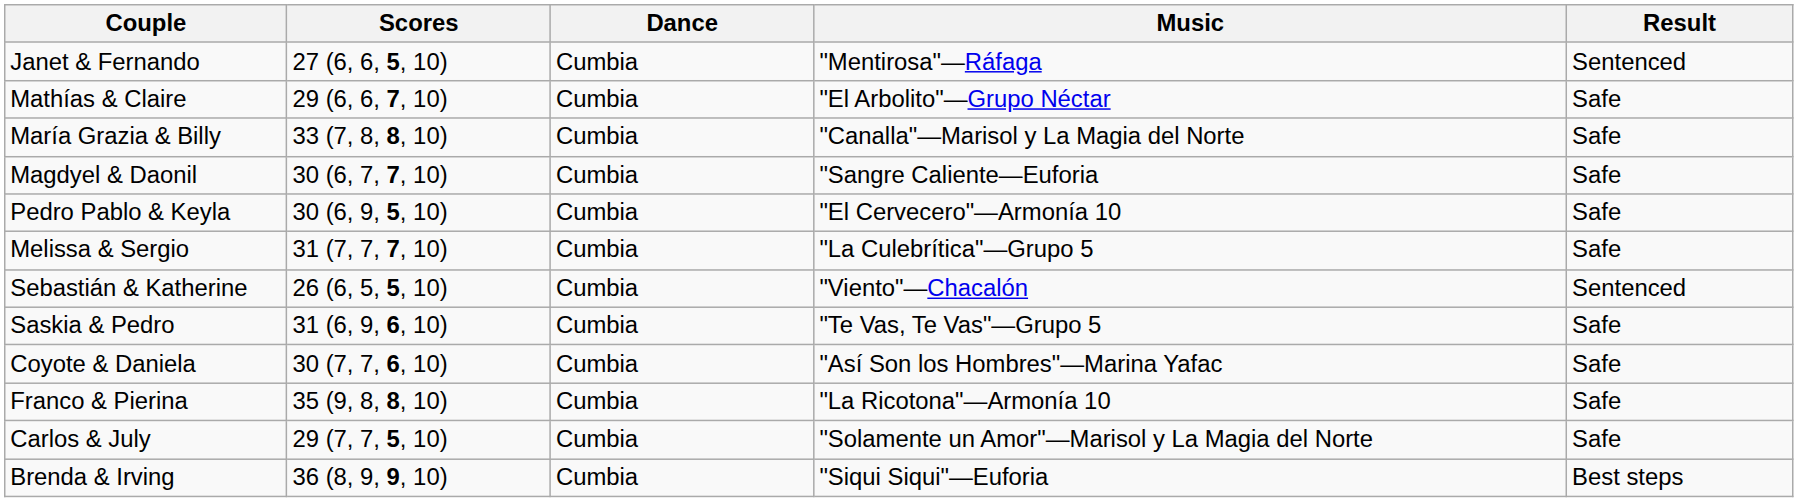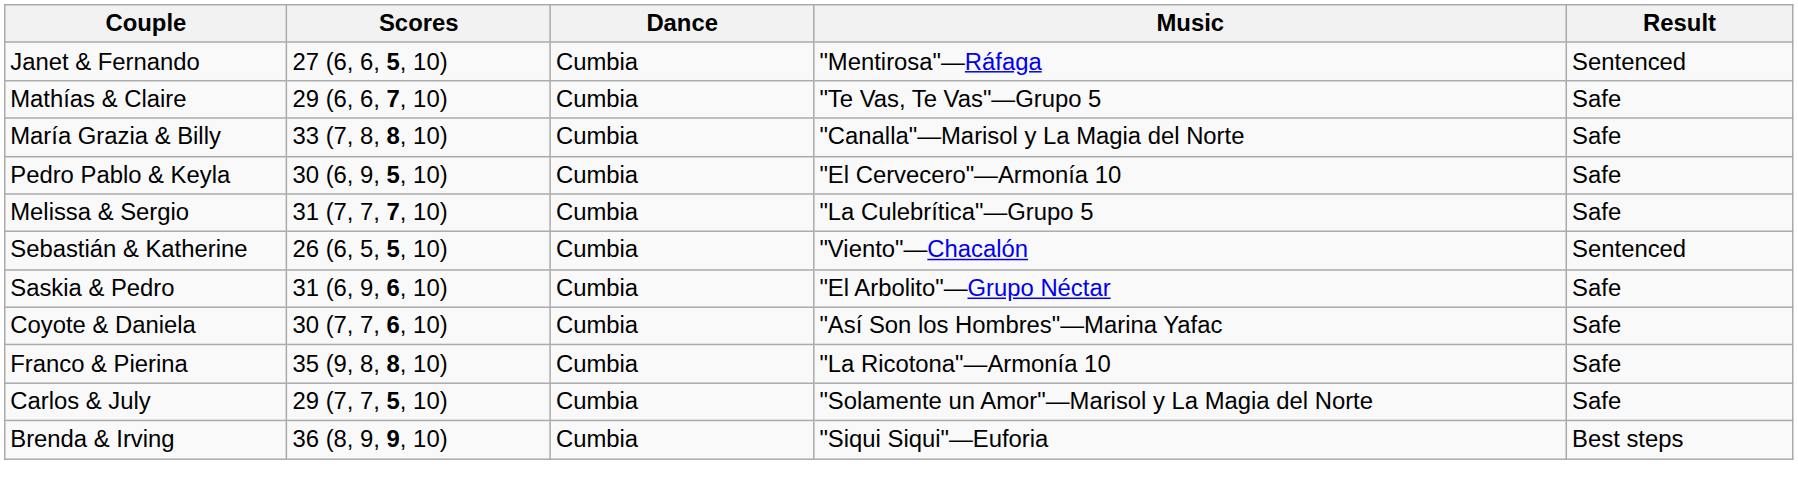(965, 99) "El Arbolito"—Grupo Néctar -> (960, 99) "Te Vas, Te Vas"—Grupo 5
- row: (104, 174)
(960, 325) "Te Vas, Te Vas"—Grupo 5 -> (965, 288) "El Arbolito"—Grupo Néctar
